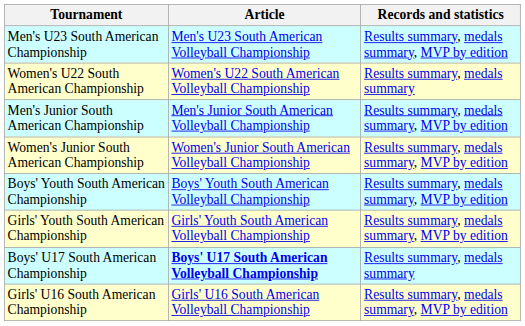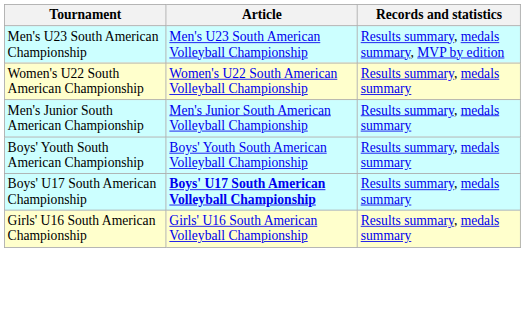(436, 118) Results summary, medals summary, MVP by edition -> (430, 118) Results summary, medals summary
- row: (76, 155)
(436, 191) Results summary, medals summary, MVP by edition -> (430, 155) Results summary, medals summary
- row: (86, 228)
(436, 302) Results summary, medals summary, MVP by edition -> (430, 228) Results summary, medals summary
